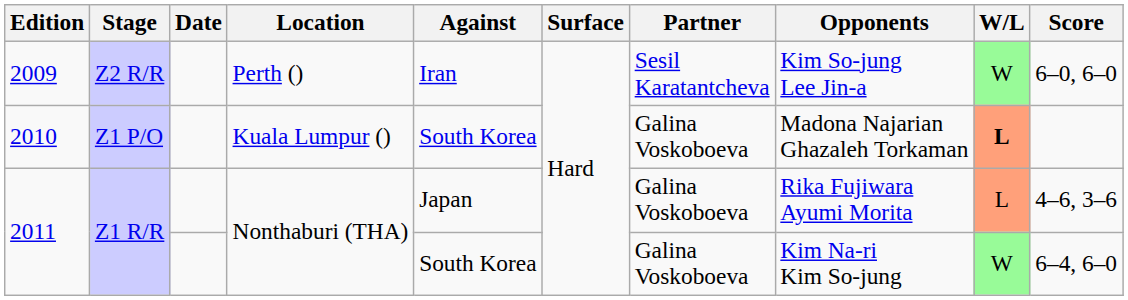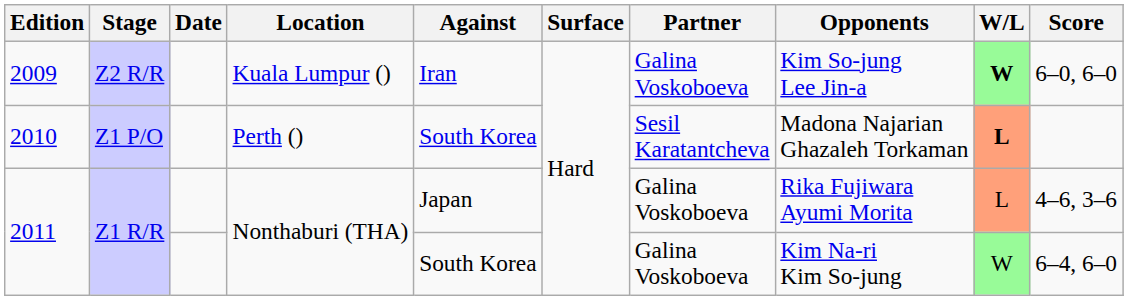(268, 73) Perth () -> (312, 73) Kuala Lumpur ()
(702, 73) Sesil Karatantcheva -> (692, 73) Galina Voskoboeva
(1002, 73) normal -> (1002, 73) bold
(312, 136) Kuala Lumpur () -> (268, 136) Perth ()
(692, 136) Galina Voskoboeva -> (702, 136) Sesil Karatantcheva
